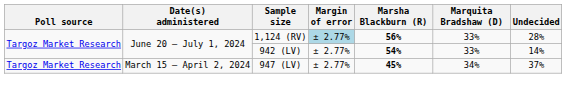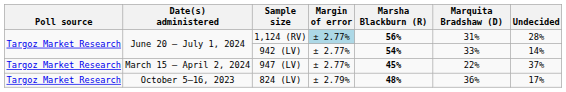(472, 36) 33% -> (472, 36) 31%
(472, 65) 34% -> (472, 65) 22%
+ row: (280, 80)
